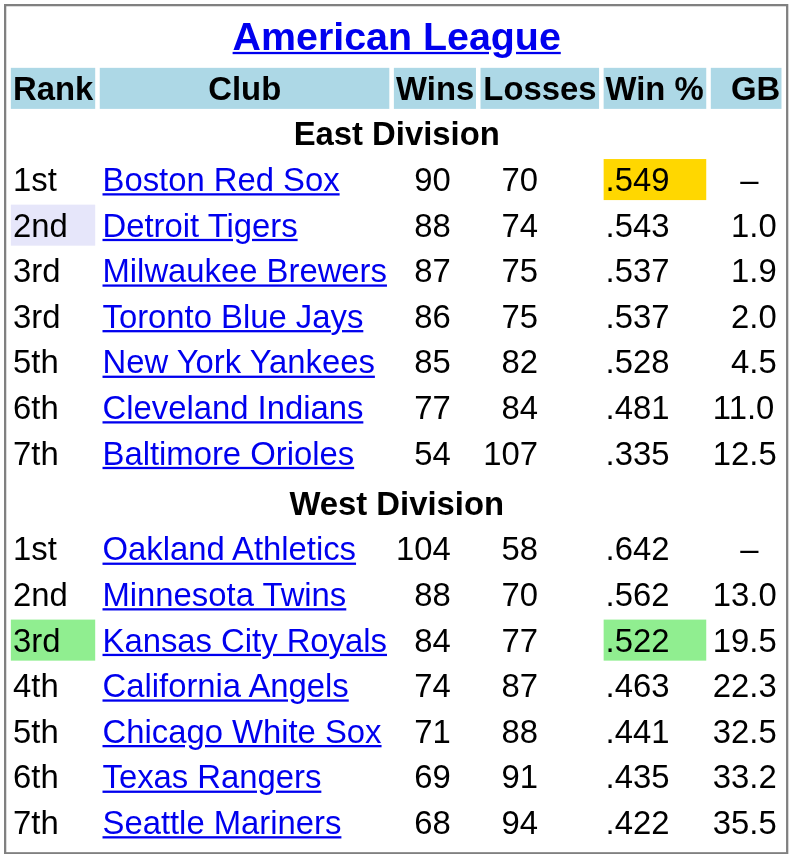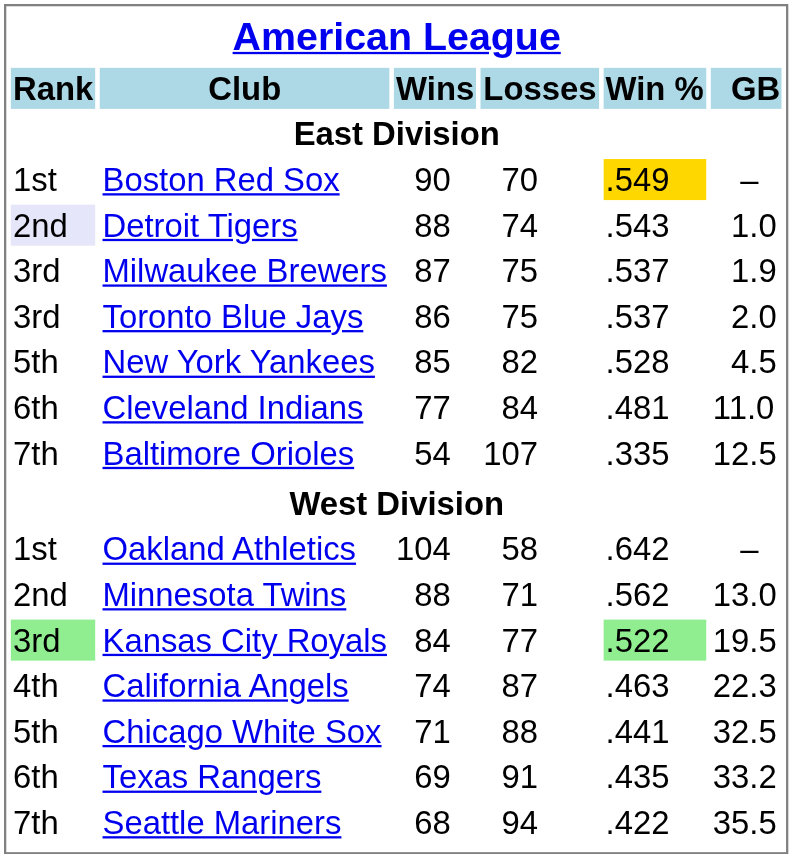(511, 595) 70 -> (511, 595) 71
